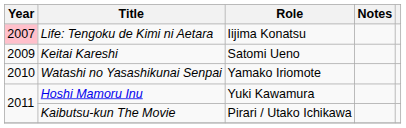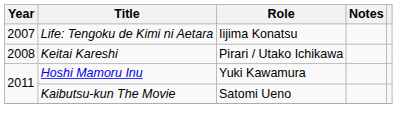(21, 34) pink background -> (21, 34) no background
(21, 53) 2009 -> (21, 53) 2008
(264, 53) Satomi Ueno -> (281, 53) Pirari / Utako Ichikawa
- row: (131, 73)
(290, 113) Pirari / Utako Ichikawa -> (255, 93) Satomi Ueno
